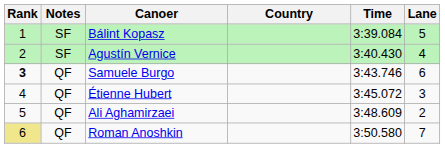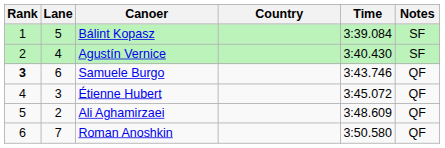columns swapped: (422, 14) <-> (63, 14)
(23, 133) khaki background -> (23, 133) no background
